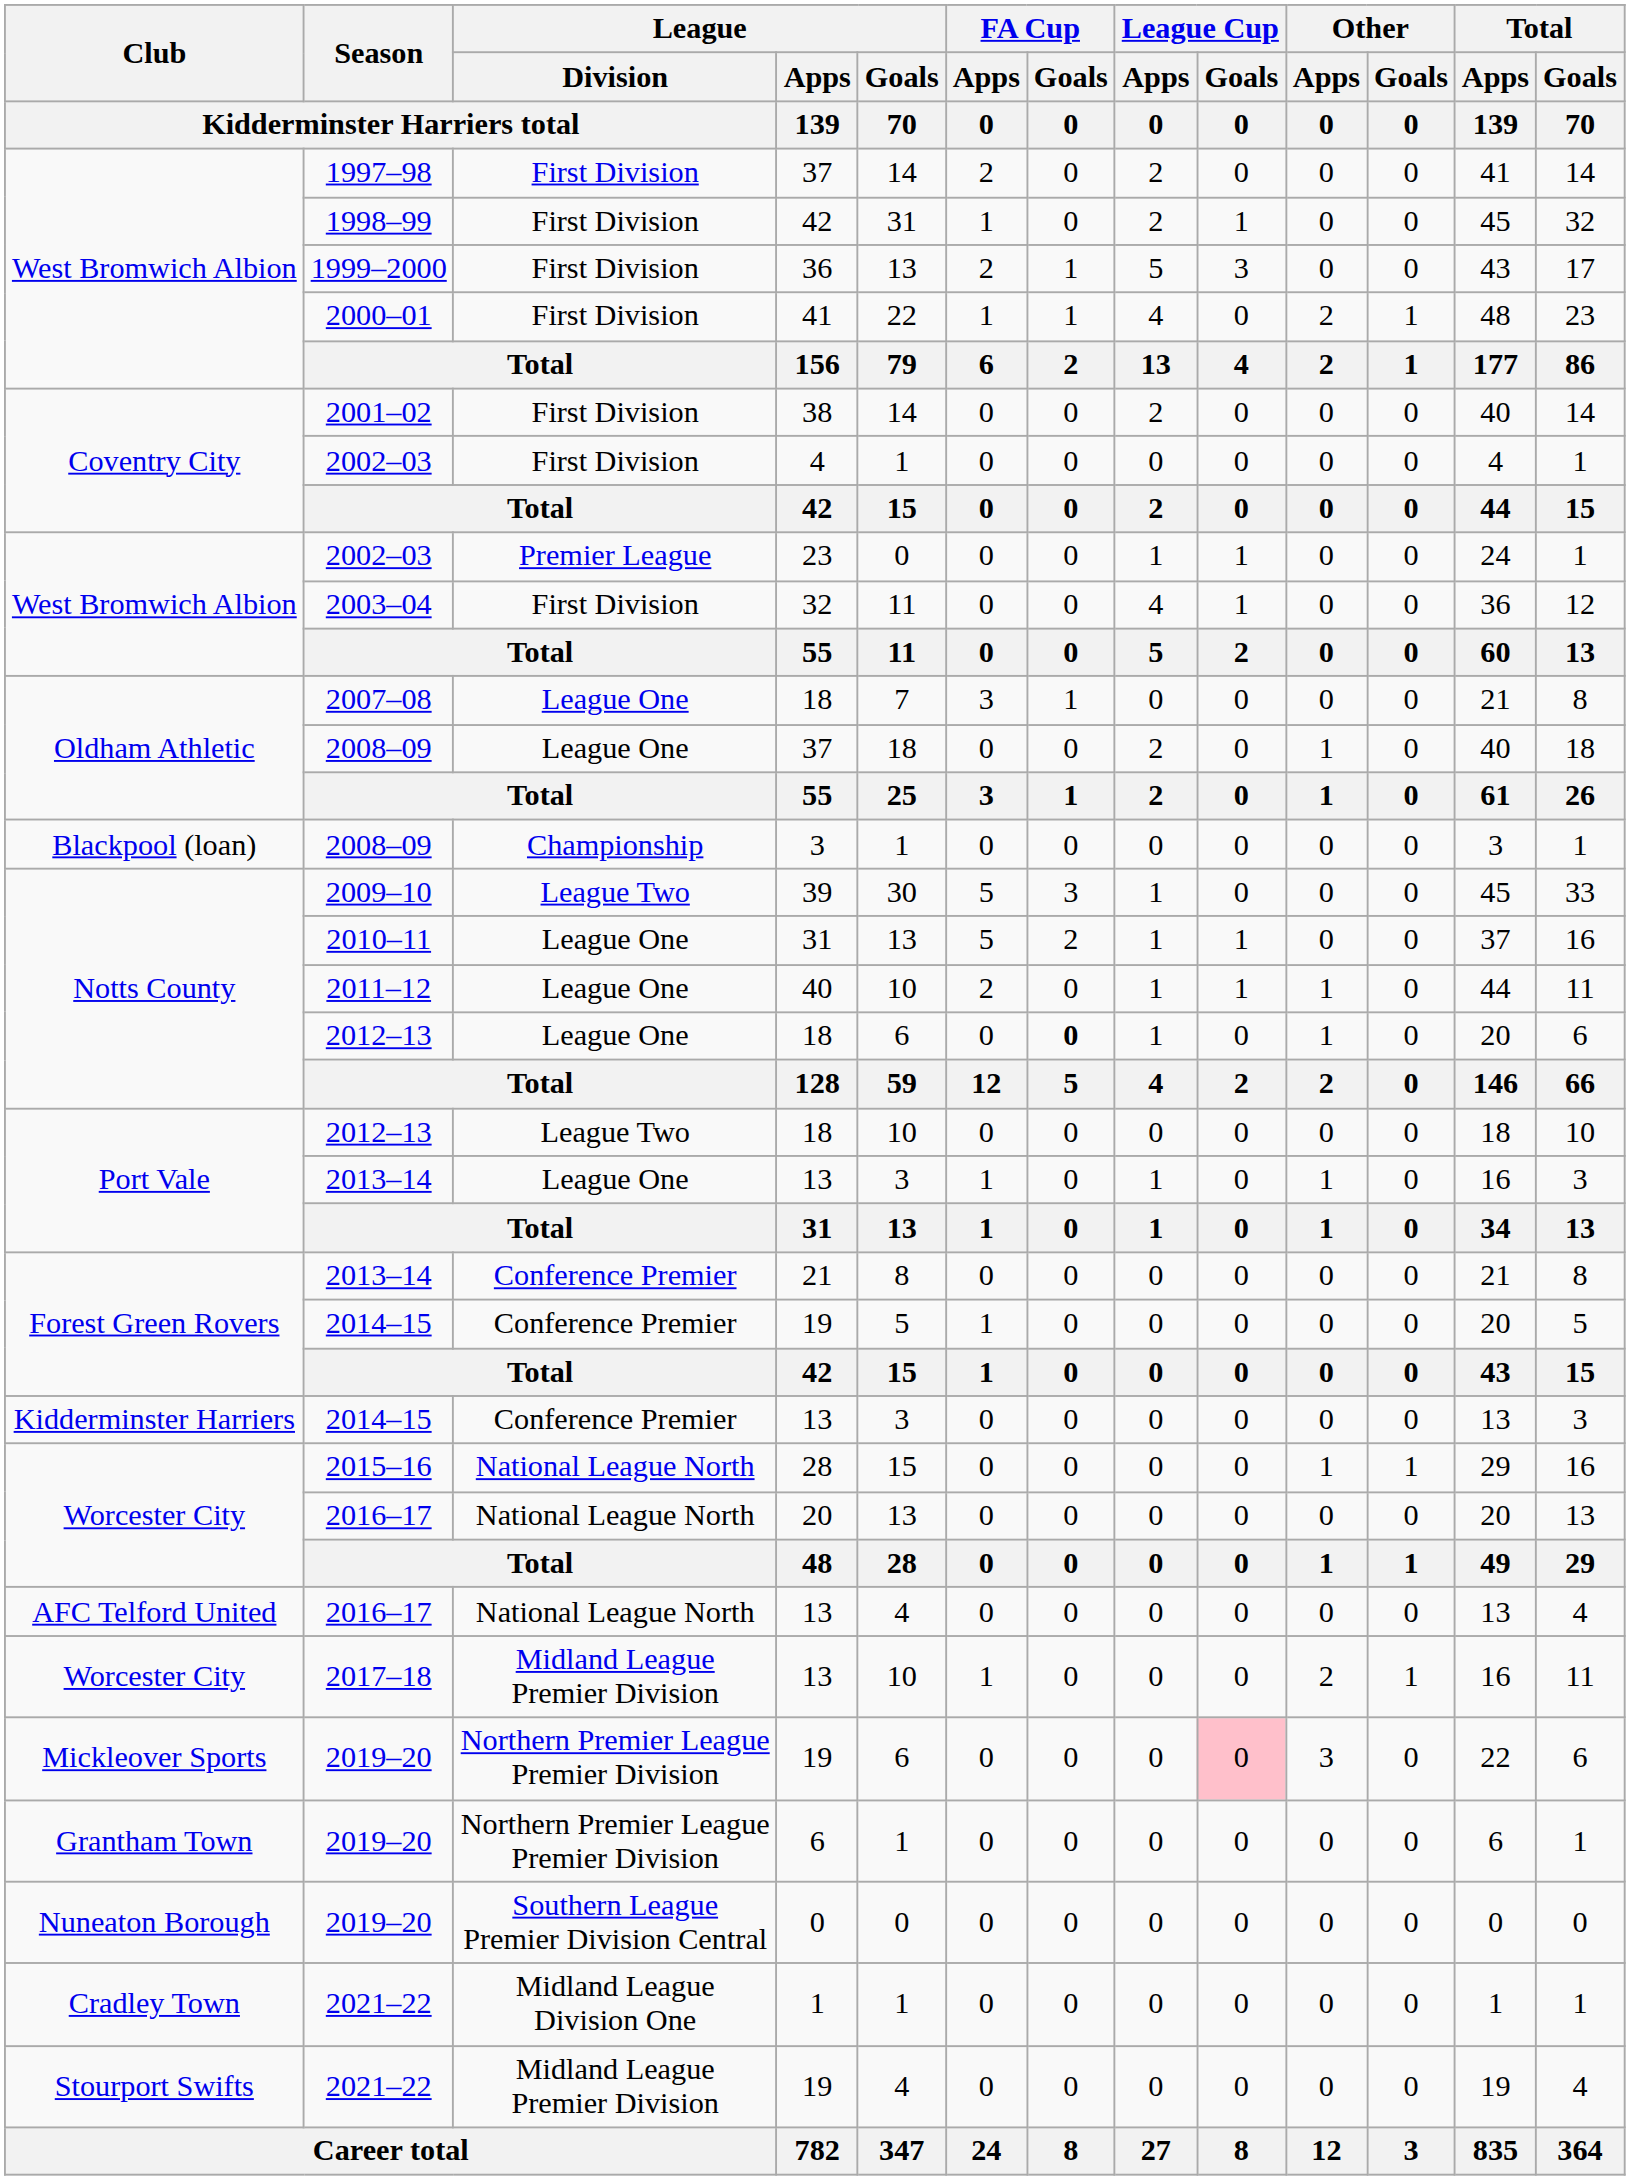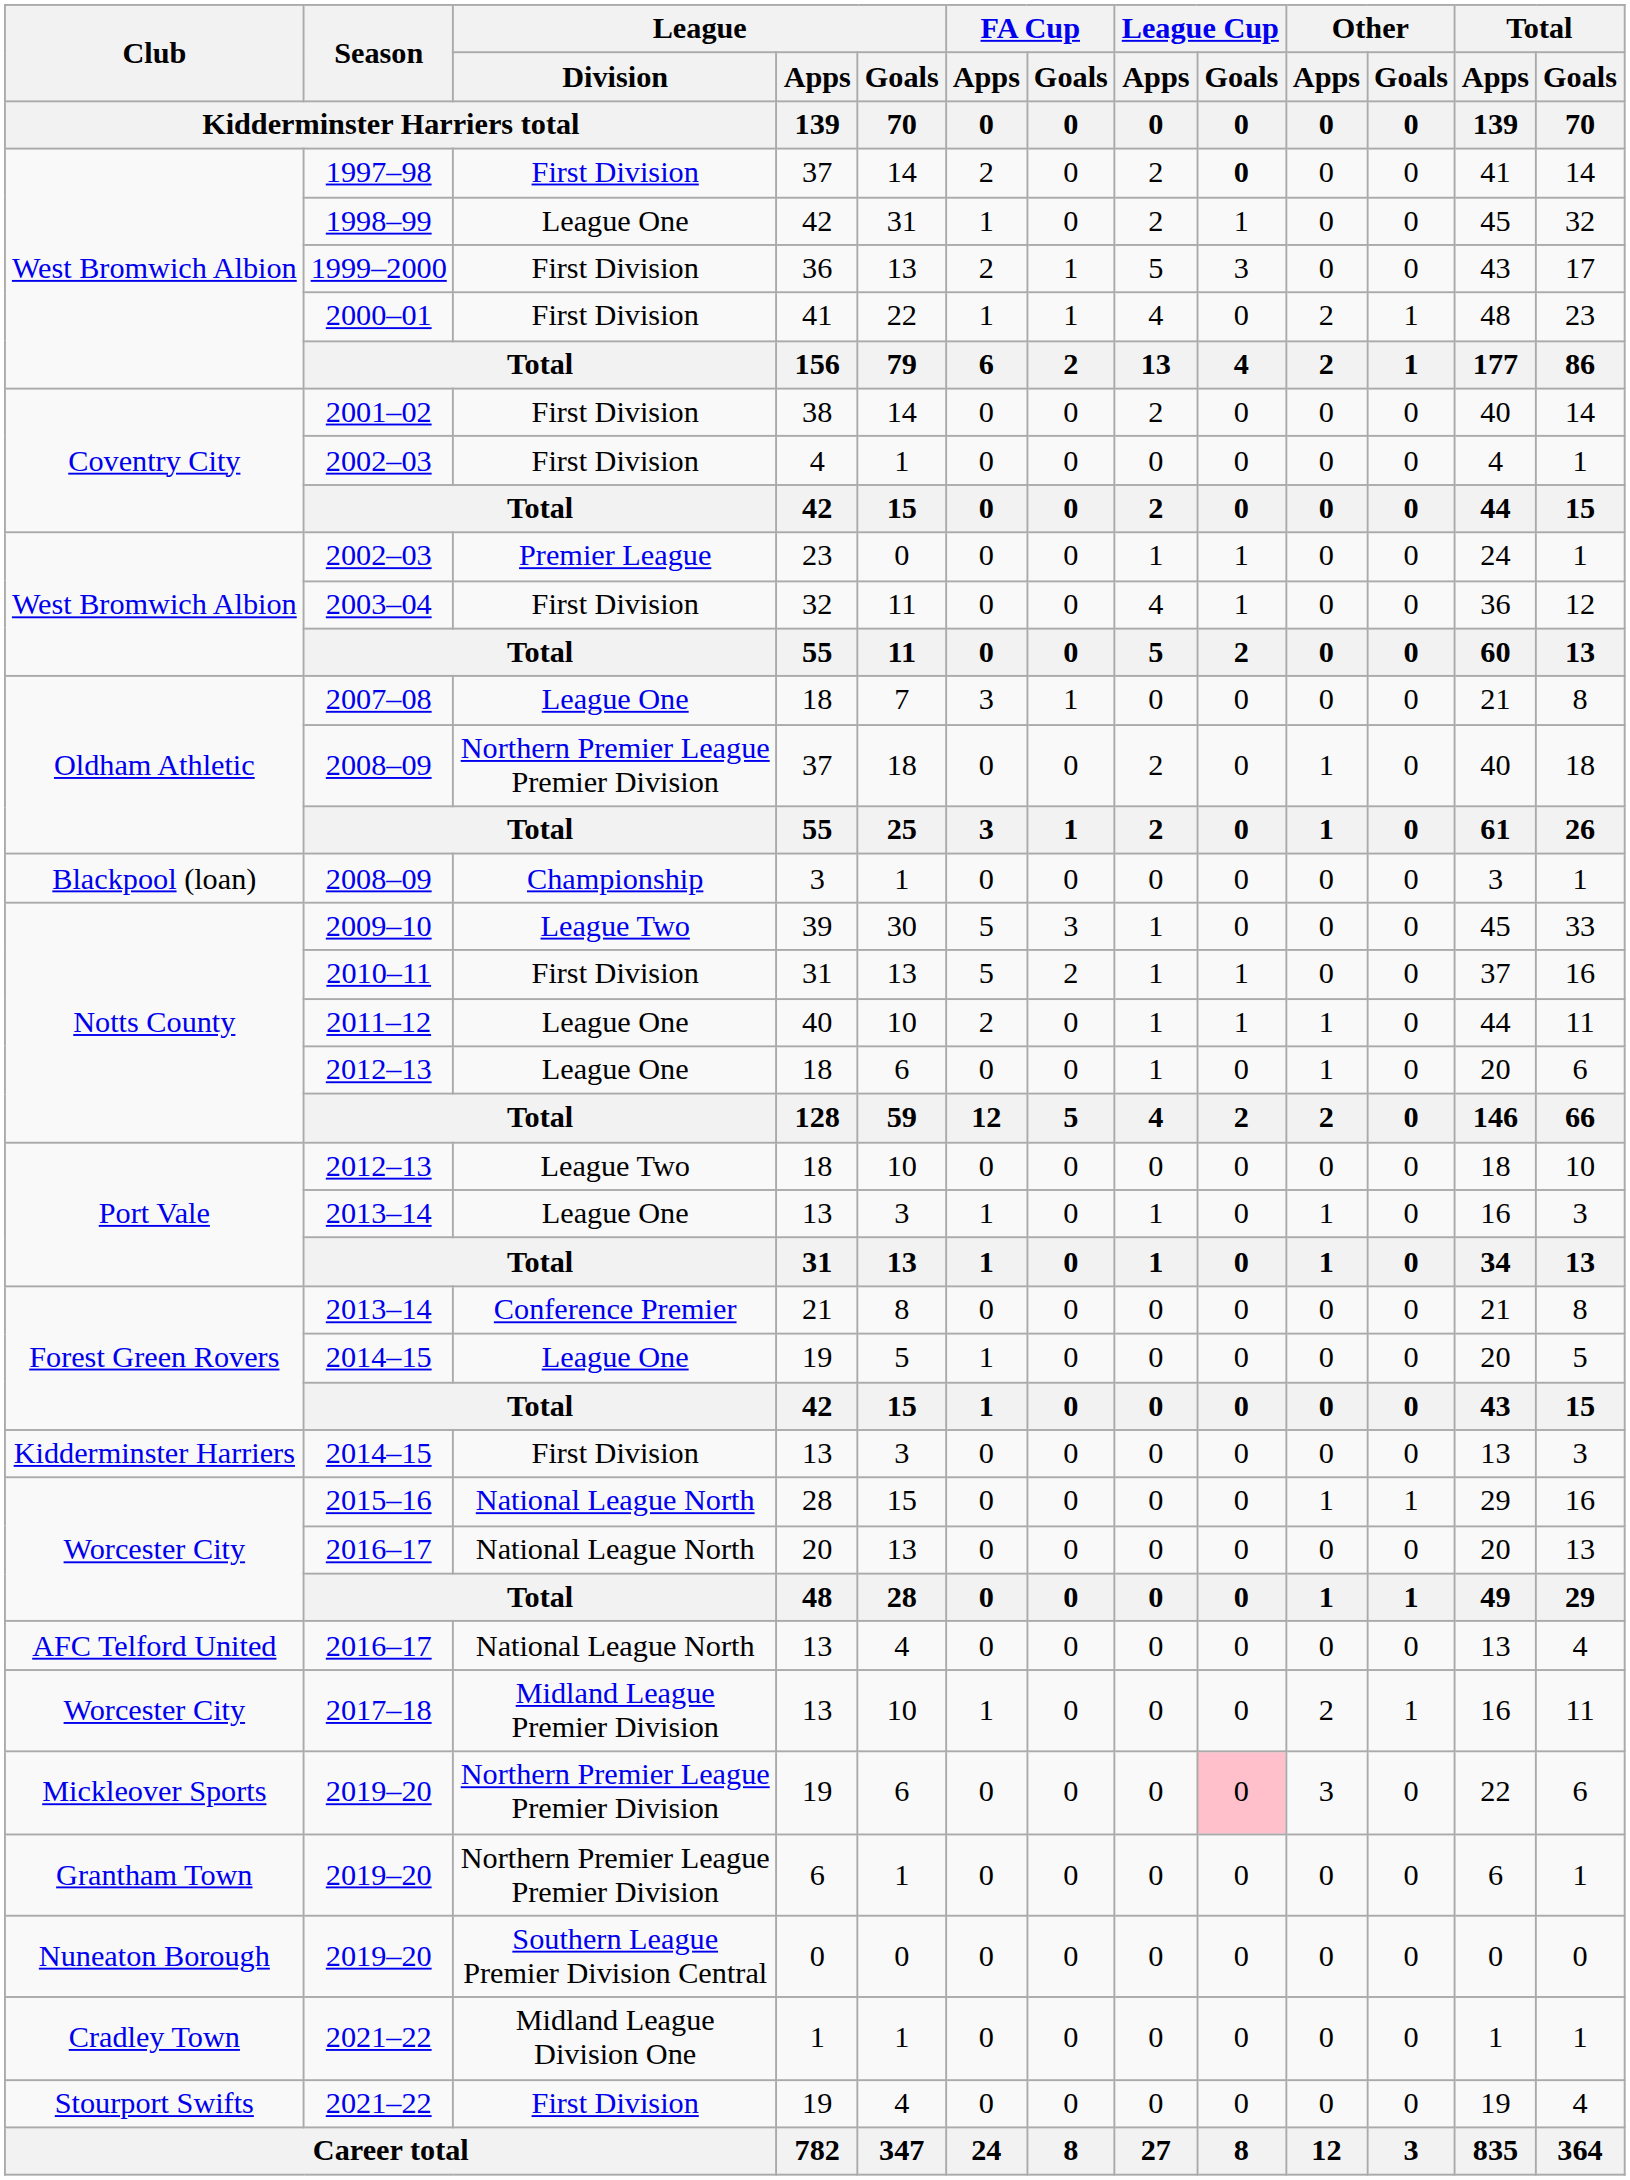(1241, 172) normal -> (1241, 172) bold
(615, 220) First Division -> (615, 220) League One
(615, 747) League One -> (615, 764) Northern Premier League Premier Division
(615, 939) League One -> (615, 973) First Division
(1071, 1035) bold -> (1071, 1069) normal
(615, 1323) Conference Premier -> (615, 1357) League One
(615, 1419) Conference Premier -> (615, 1453) First Division
(615, 2085) Midland League Premier Division -> (615, 2102) First Division
